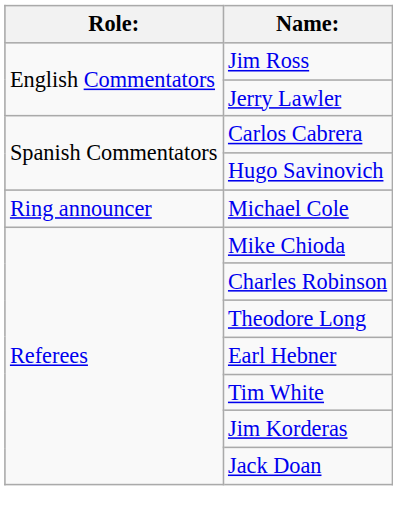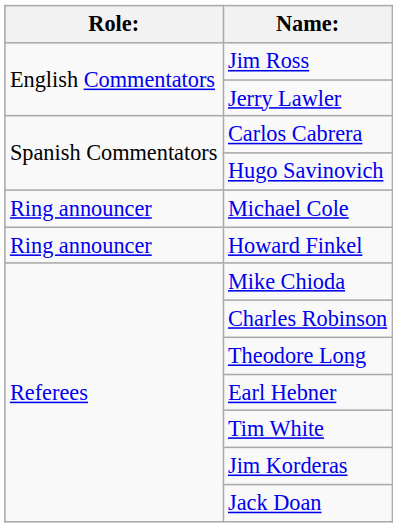+ row: (295, 244)
